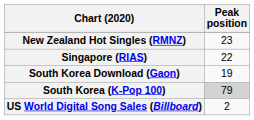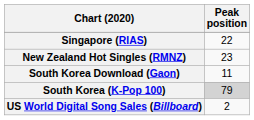rows swapped: (104, 40) <-> (104, 57)
(227, 73) 19 -> (227, 73) 11
